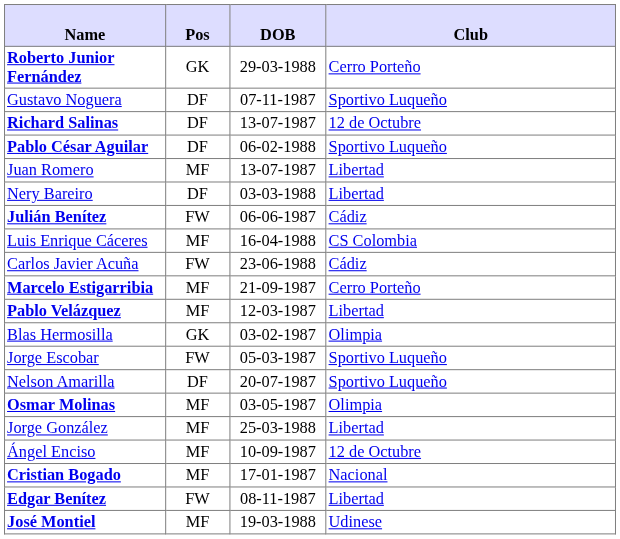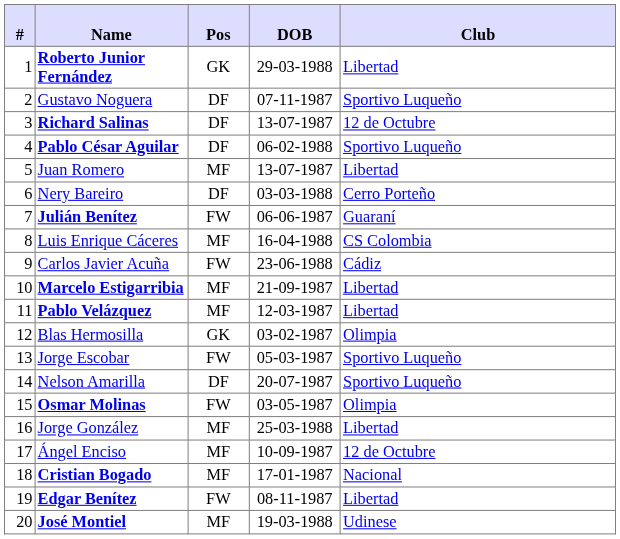+ column: (20, 34)
(375, 67) Cerro Porteño -> (371, 67) Libertad
(356, 193) Libertad -> (389, 193) Cerro Porteño
(348, 217) Cádiz -> (369, 217) Guaraní
(375, 287) Cerro Porteño -> (371, 287) Libertad
(197, 404) MF -> (218, 404) FW
